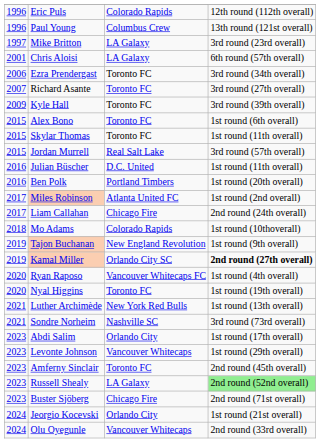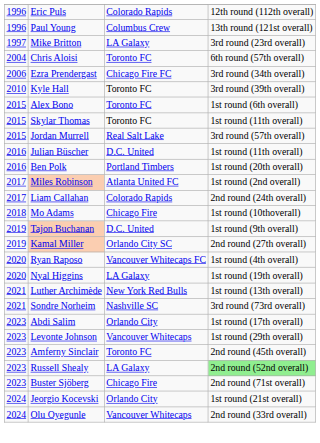(16, 58) 2001 -> (16, 58) 2004
(128, 58) LA Galaxy -> (129, 58) Toronto FC
(129, 74) Toronto FC -> (139, 74) Chicago Fire FC
- row: (61, 89)
(16, 105) 2009 -> (16, 89) 2010
(132, 213) Chicago Fire -> (139, 197) Colorado Rapids
(139, 228) Colorado Rapids -> (132, 213) Chicago Fire
(156, 244) New England Revolution -> (130, 228) D.C. United
(261, 259) bold -> (258, 244) normal
(129, 290) Toronto FC -> (128, 275) LA Galaxy
